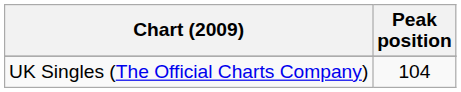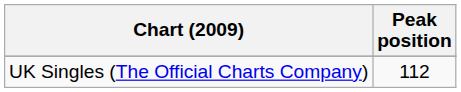(414, 71) 104 -> (414, 71) 112
